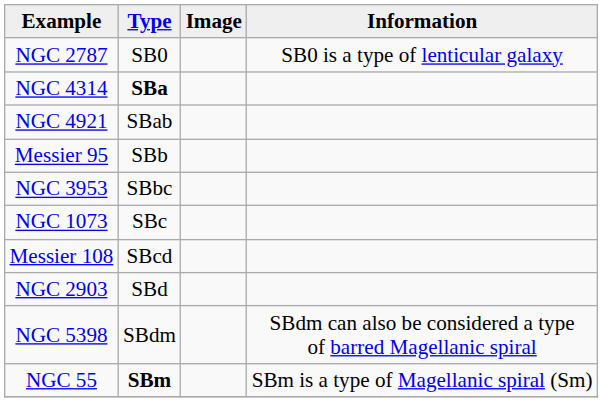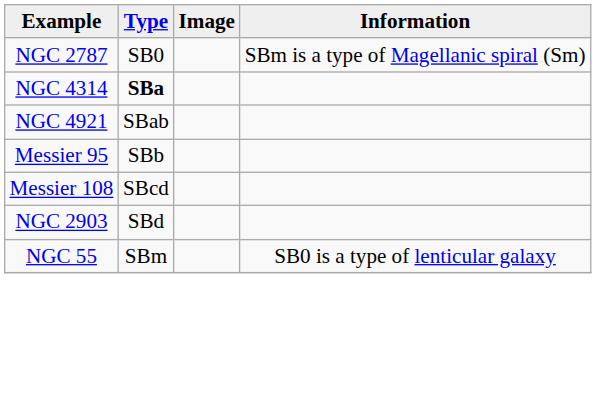(422, 54) SB0 is a type of lenticular galaxy -> (415, 54) SBm is a type of Magellanic spiral (Sm)
- row: (61, 188)
- row: (61, 222)
- row: (61, 334)
(149, 379) bold -> (146, 255) normal
(422, 379) SBm is a type of Magellanic spiral (Sm) -> (415, 255) SB0 is a type of lenticular galaxy
